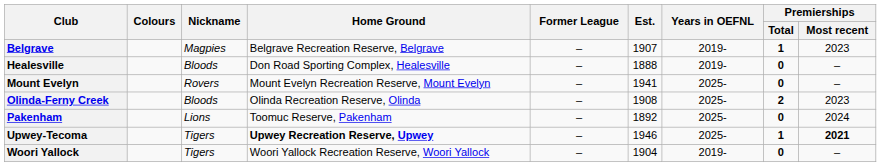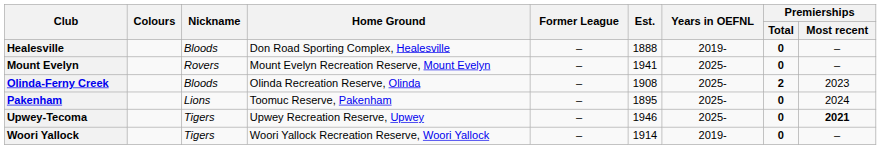- row: (30, 48)
(645, 118) 1892 -> (645, 100) 1895
(342, 135) bold -> (337, 118) normal
(781, 135) 1 -> (781, 118) 0
(645, 153) 1904 -> (645, 135) 1914
